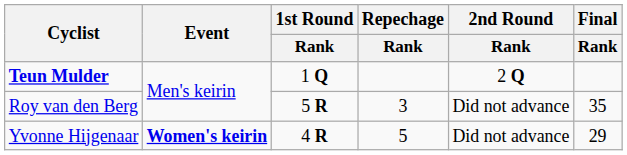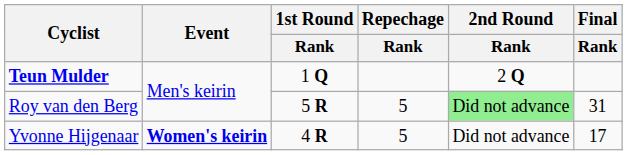(403, 106) 3 -> (403, 106) 5
(511, 106) no background -> (511, 106) lightgreen background
(598, 106) 35 -> (598, 106) 31
(598, 135) 29 -> (598, 135) 17
